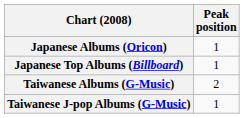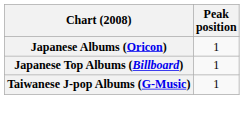- row: (99, 84)
